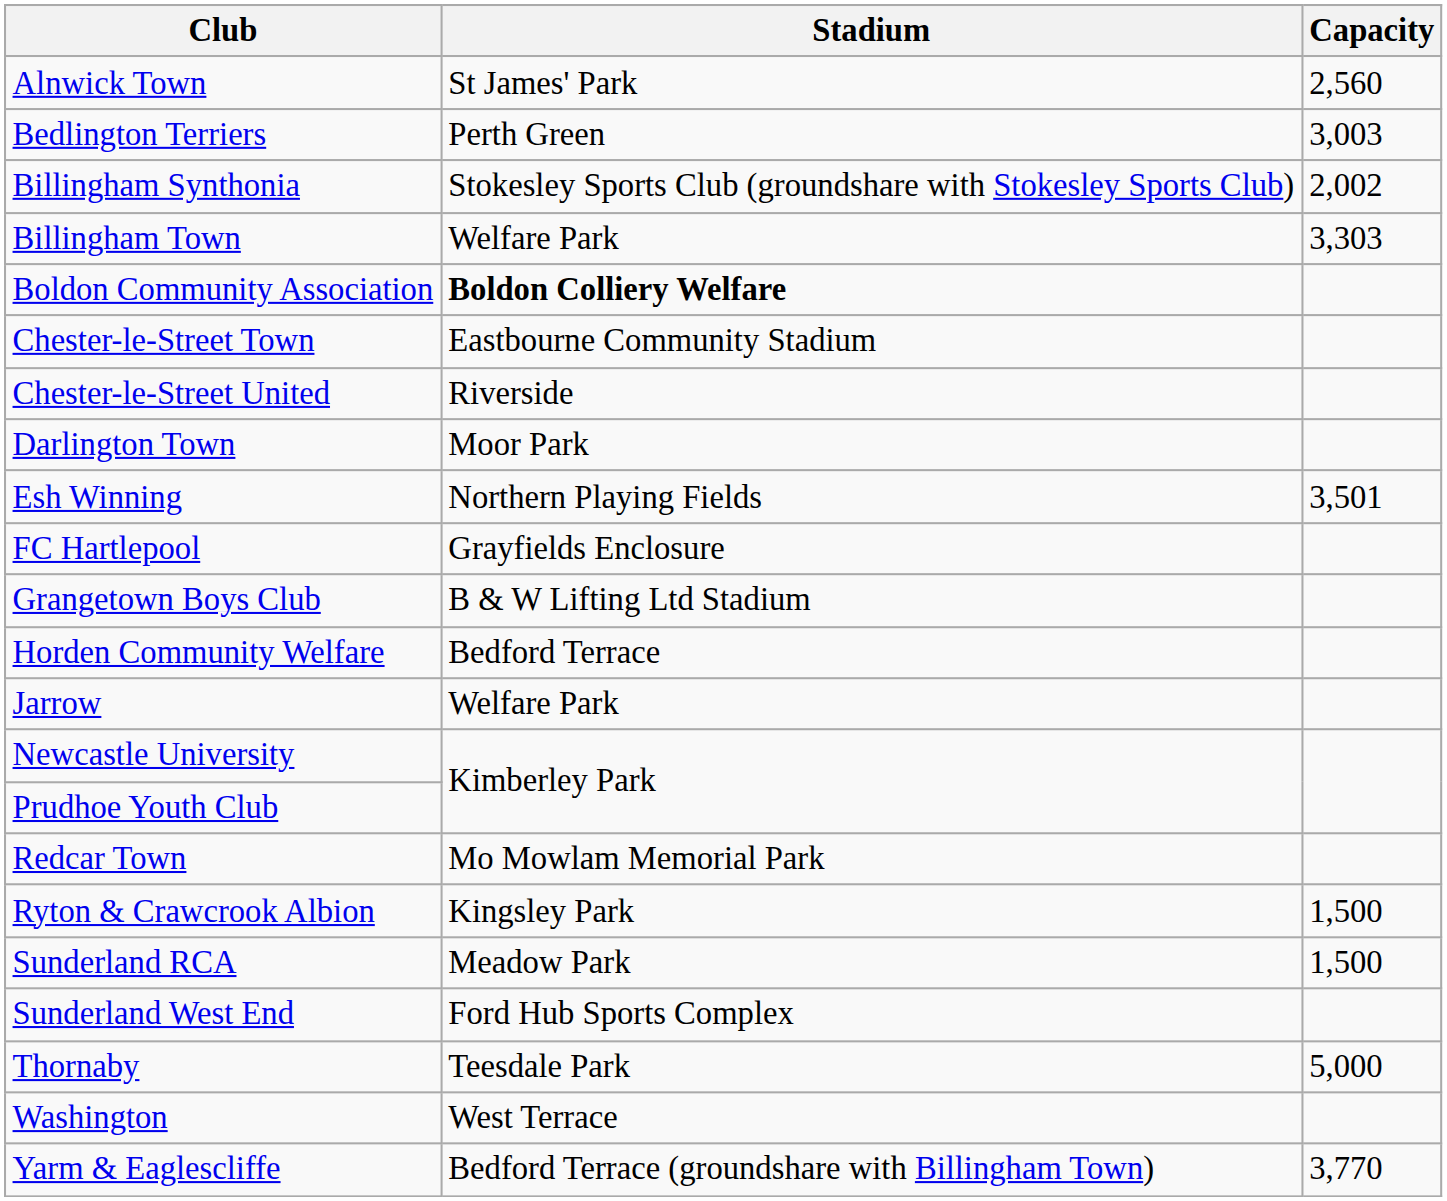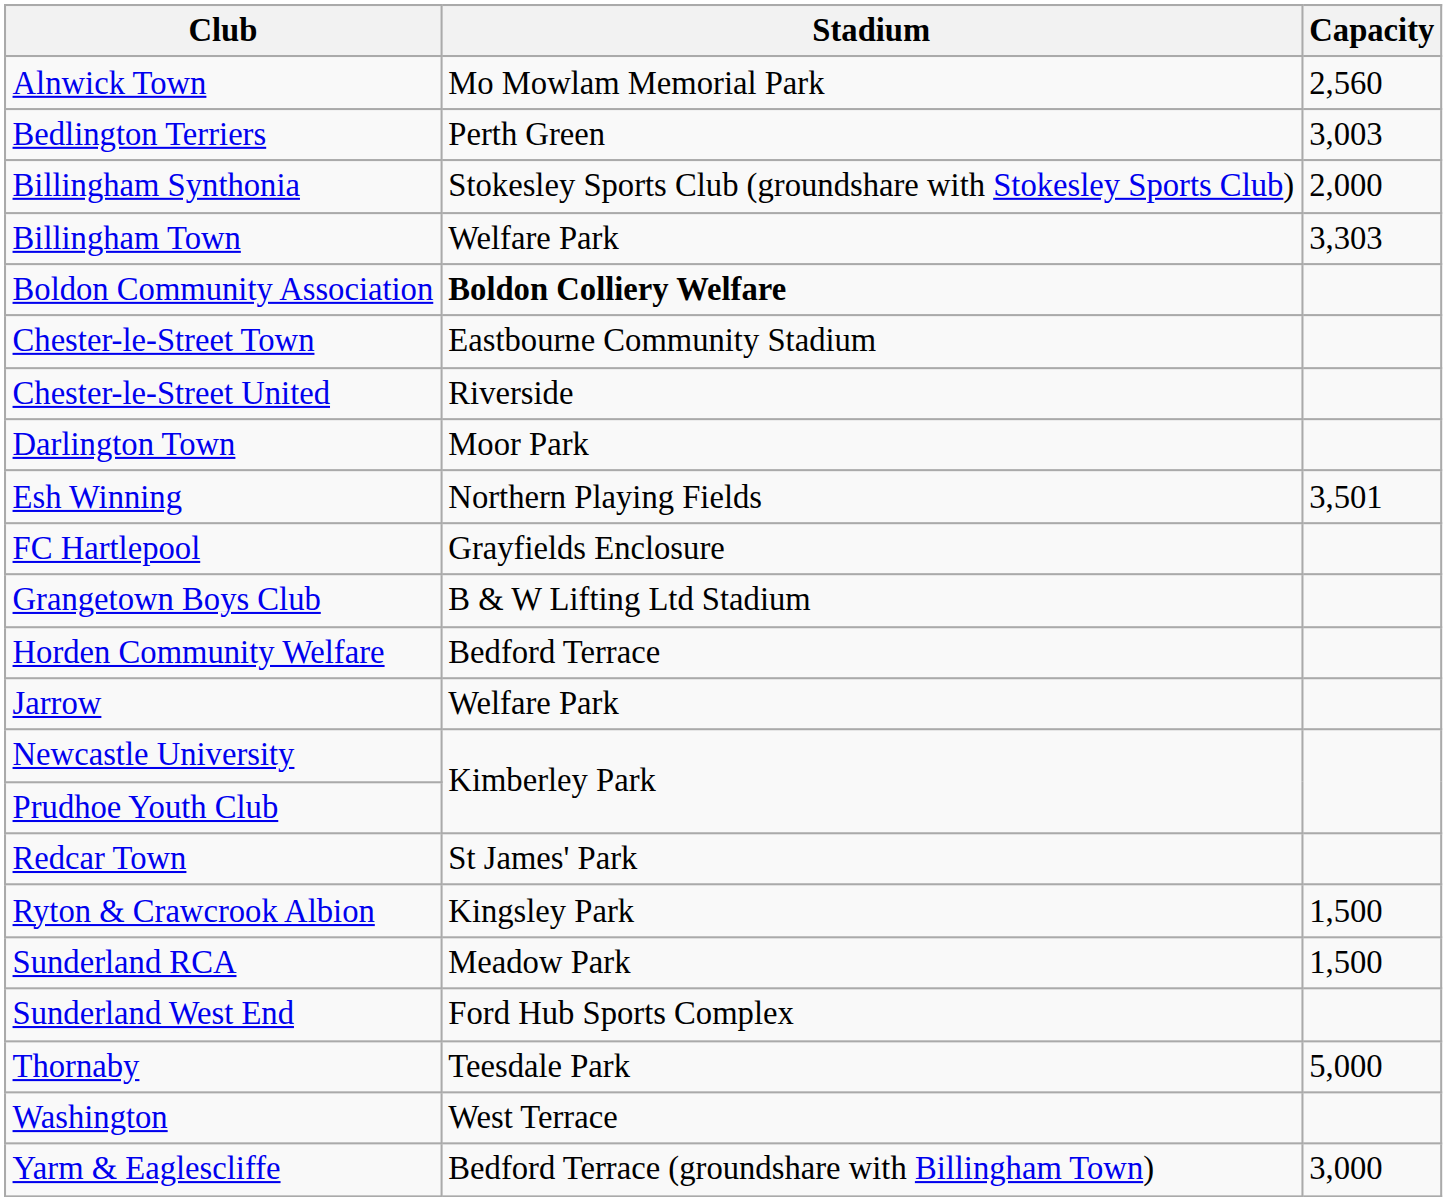(543, 82) St James' Park -> (636, 82) Mo Mowlam Memorial Park
(1346, 185) 2,002 -> (1346, 185) 2,000
(636, 858) Mo Mowlam Memorial Park -> (543, 858) St James' Park
(1346, 1169) 3,770 -> (1346, 1169) 3,000
